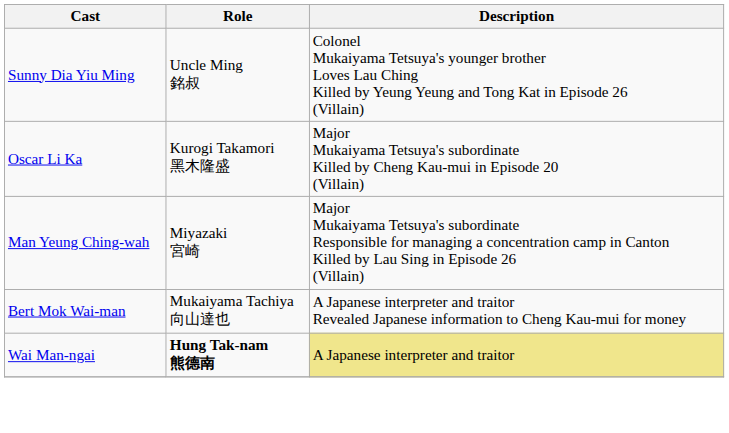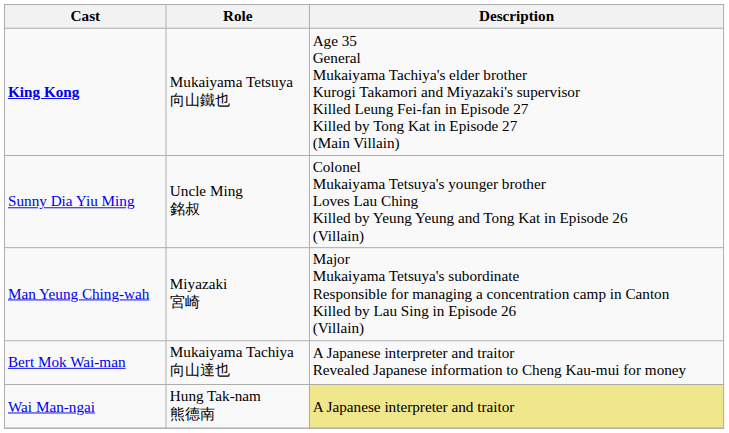+ row: (44, 91)
- row: (45, 158)
(219, 354) bold -> (215, 405) normal
